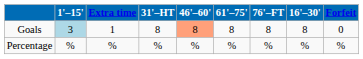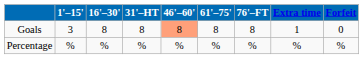columns swapped: (305, 12) <-> (112, 12)
(70, 29) lightblue background -> (70, 29) no background
